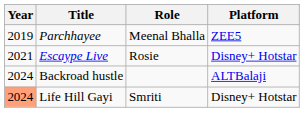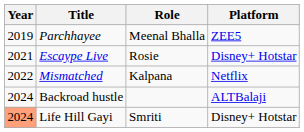+ row: (71, 76)
